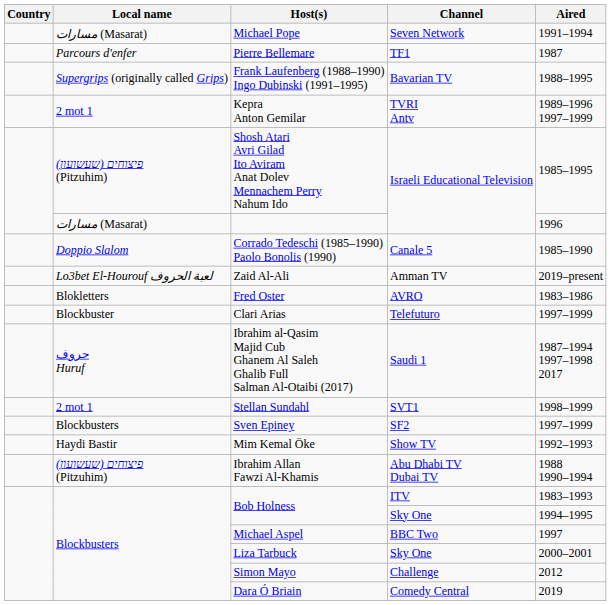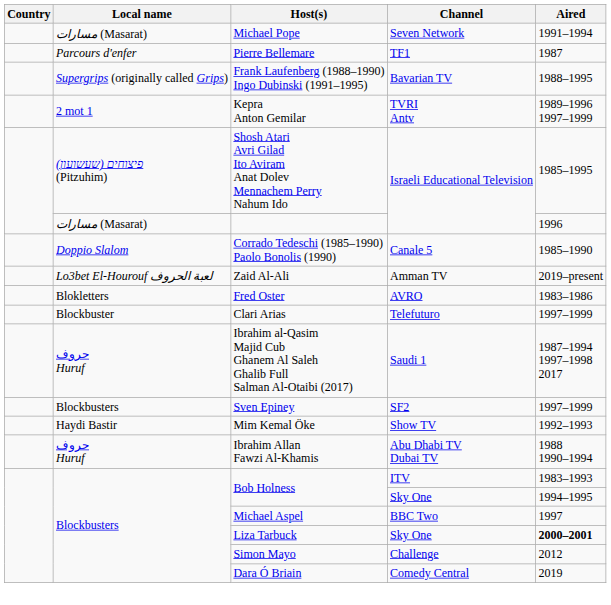- row: (271, 406)
(100, 470) (פיצוחים (שעשועון (Pitzuhim) -> (73, 452) حروف Huruf
(565, 553) normal -> (565, 535) bold
